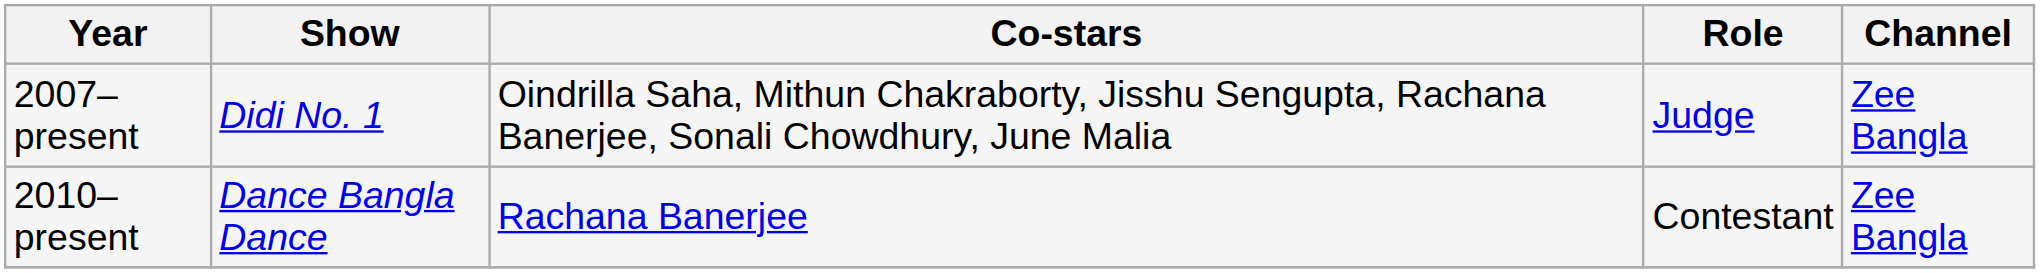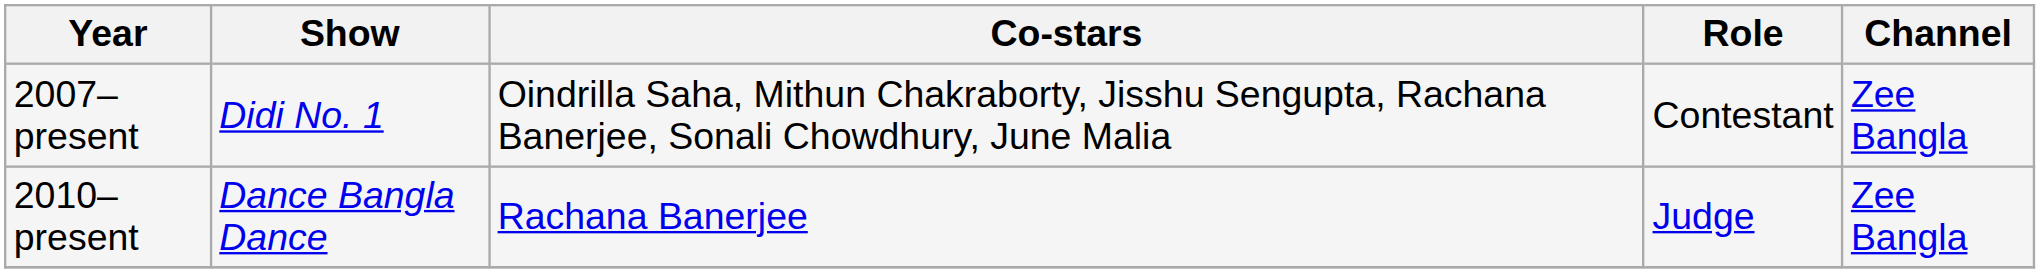(1704, 114) Judge -> (1743, 114) Contestant
(1743, 216) Contestant -> (1704, 216) Judge
